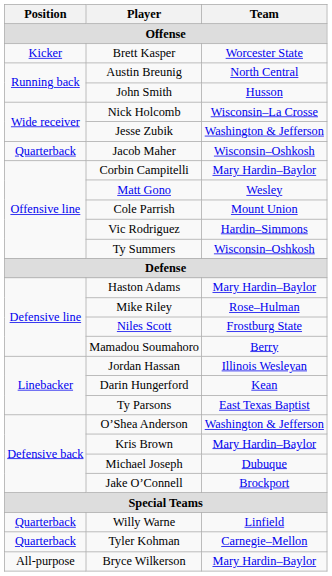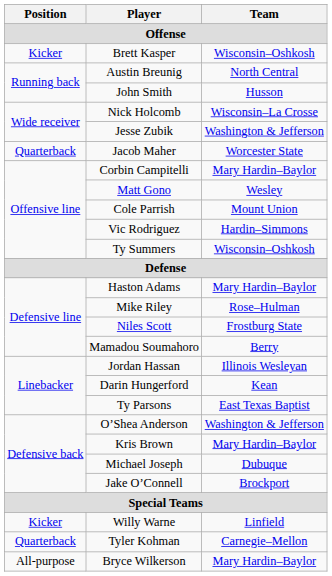(264, 53) Worcester State -> (264, 53) Wisconsin–Oshkosh
(264, 151) Wisconsin–Oshkosh -> (264, 151) Worcester State
(45, 522) Quarterback -> (45, 522) Kicker
